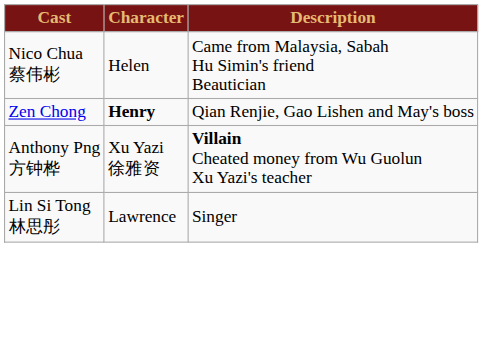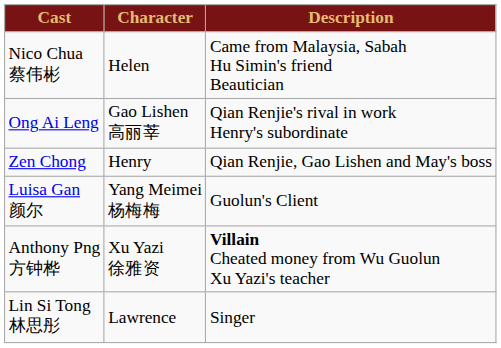+ row: (54, 123)
(132, 111) bold -> (130, 161) normal
+ row: (44, 199)
